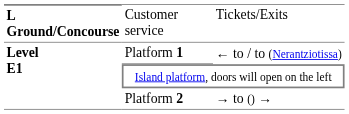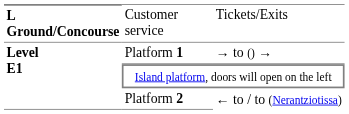(279, 53) ← to / to (Nerantziotissa) -> (244, 53) → to () →
(244, 98) → to () → -> (279, 99) ← to / to (Nerantziotissa)
